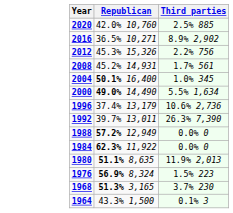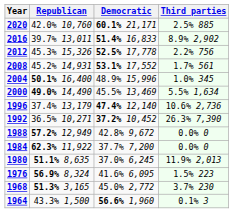+ column: (126, 12)
(126, 39) 36.5% 10,271 -> (62, 39) 39.7% 13,011
(126, 120) 39.7% 13,011 -> (62, 120) 36.5% 10,271
